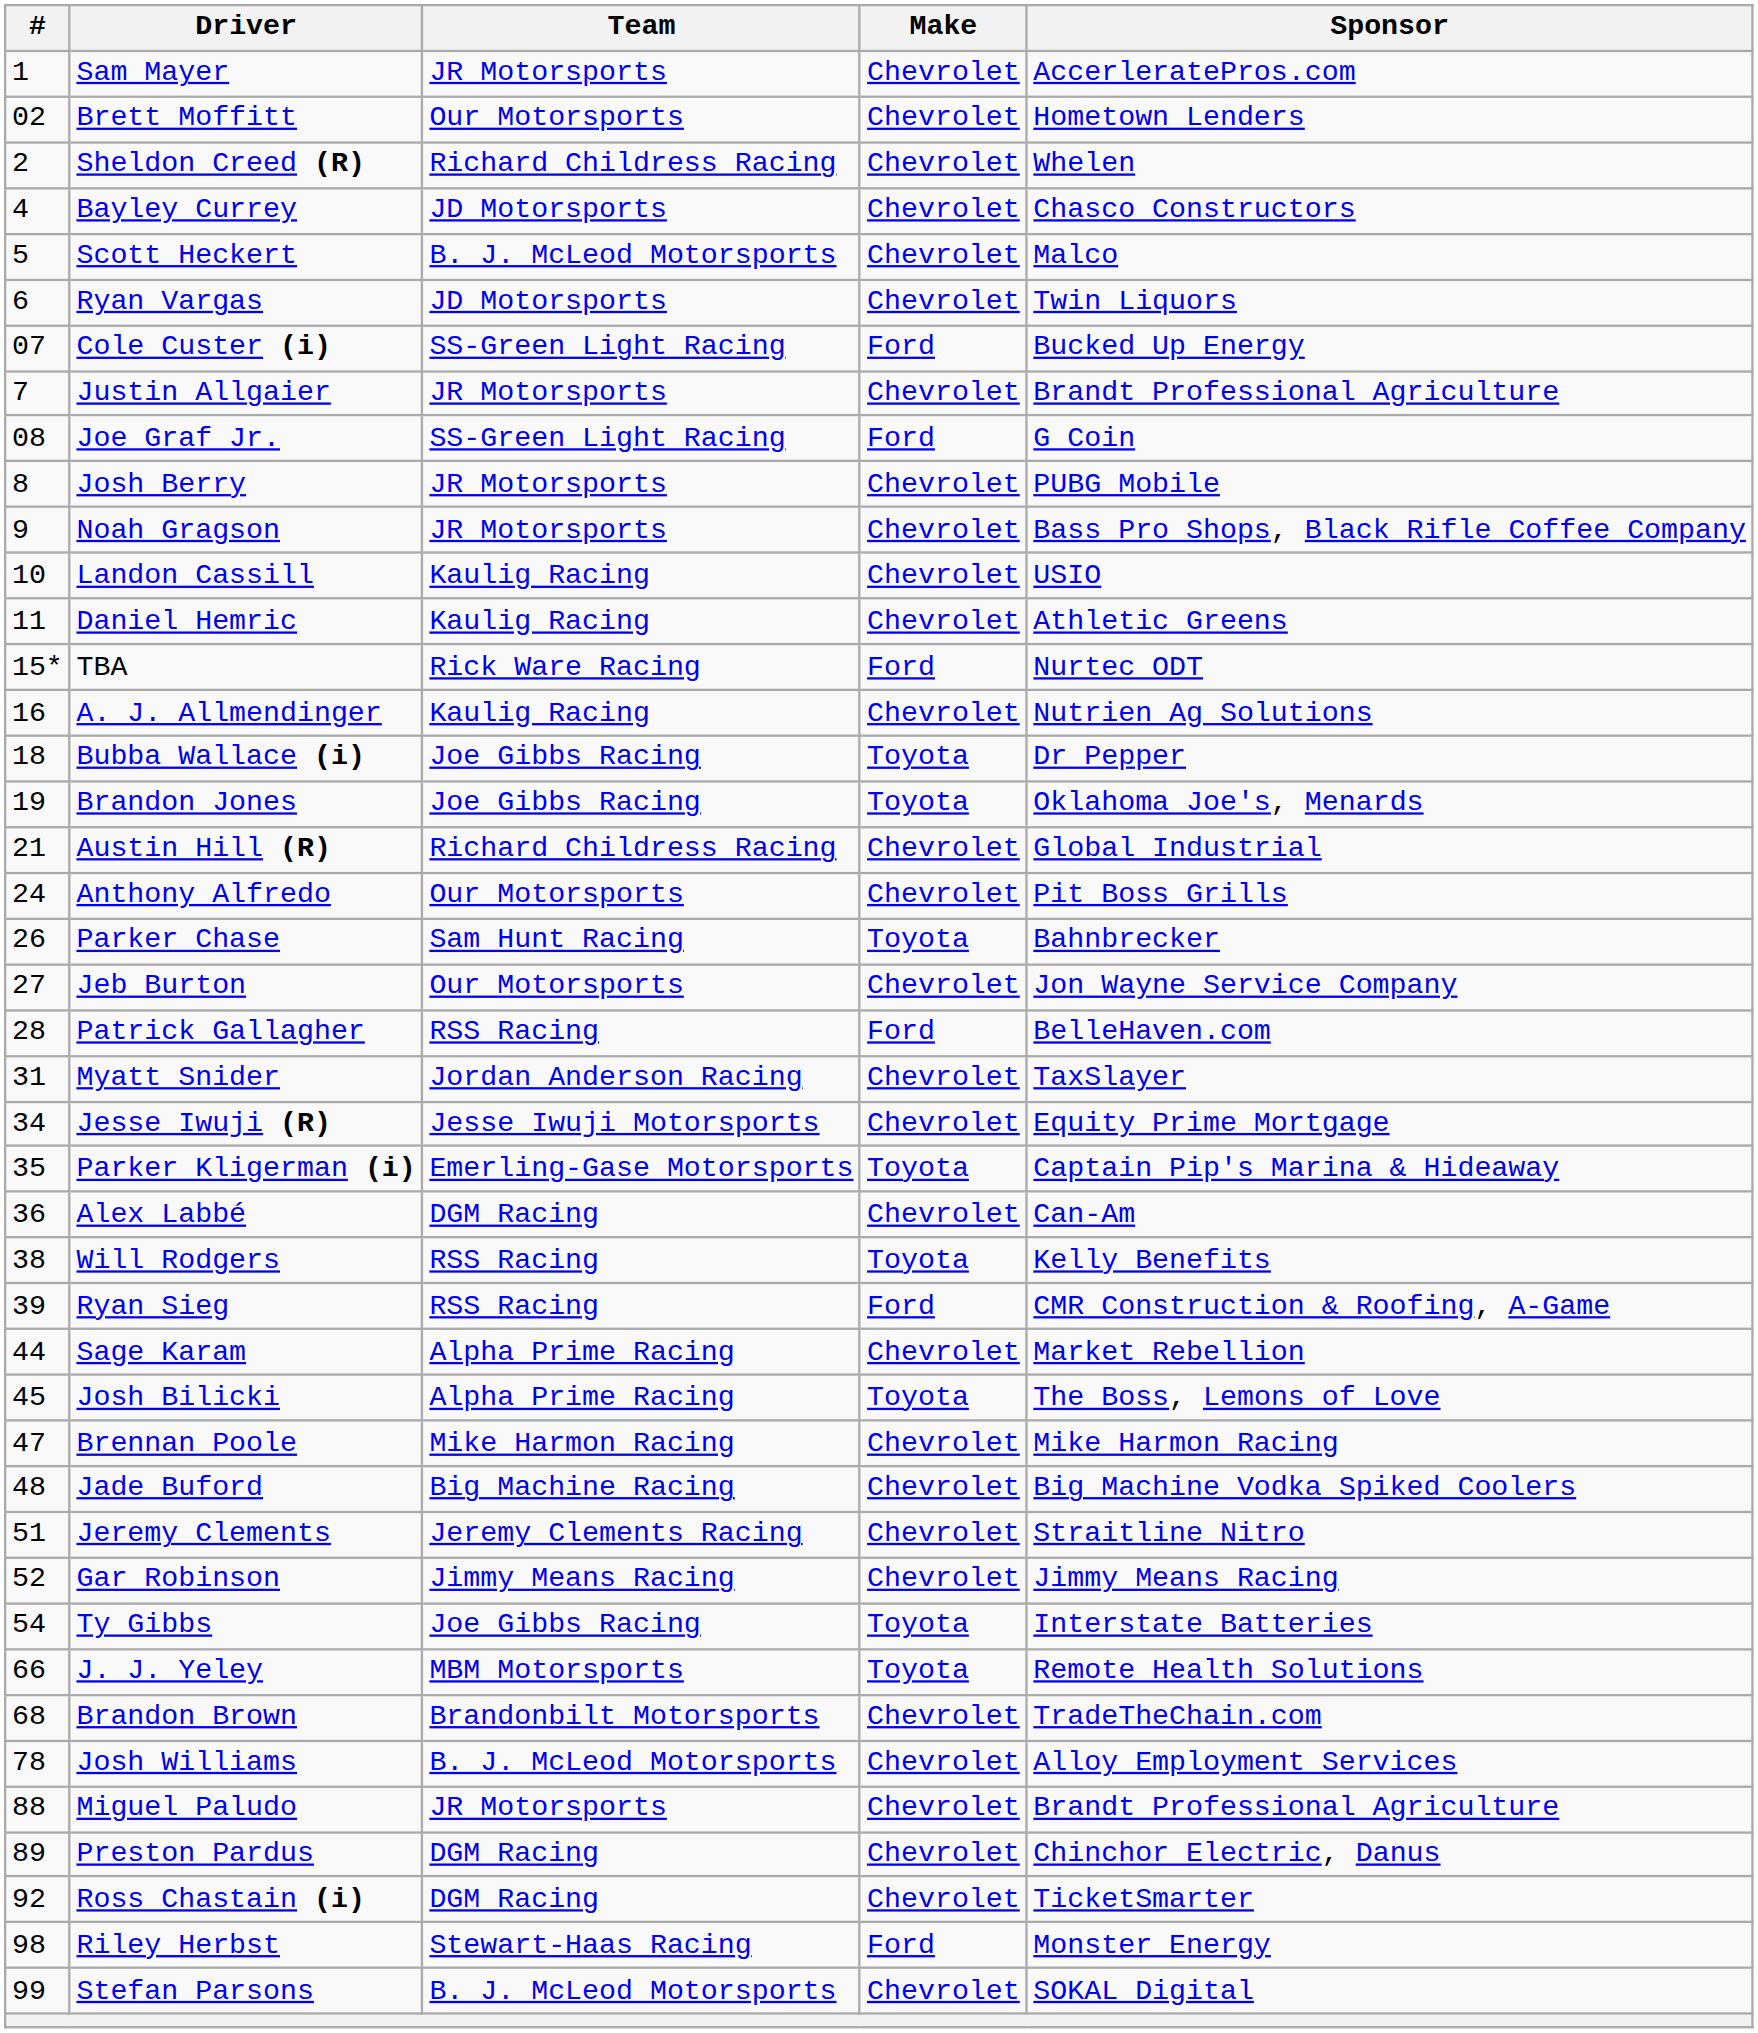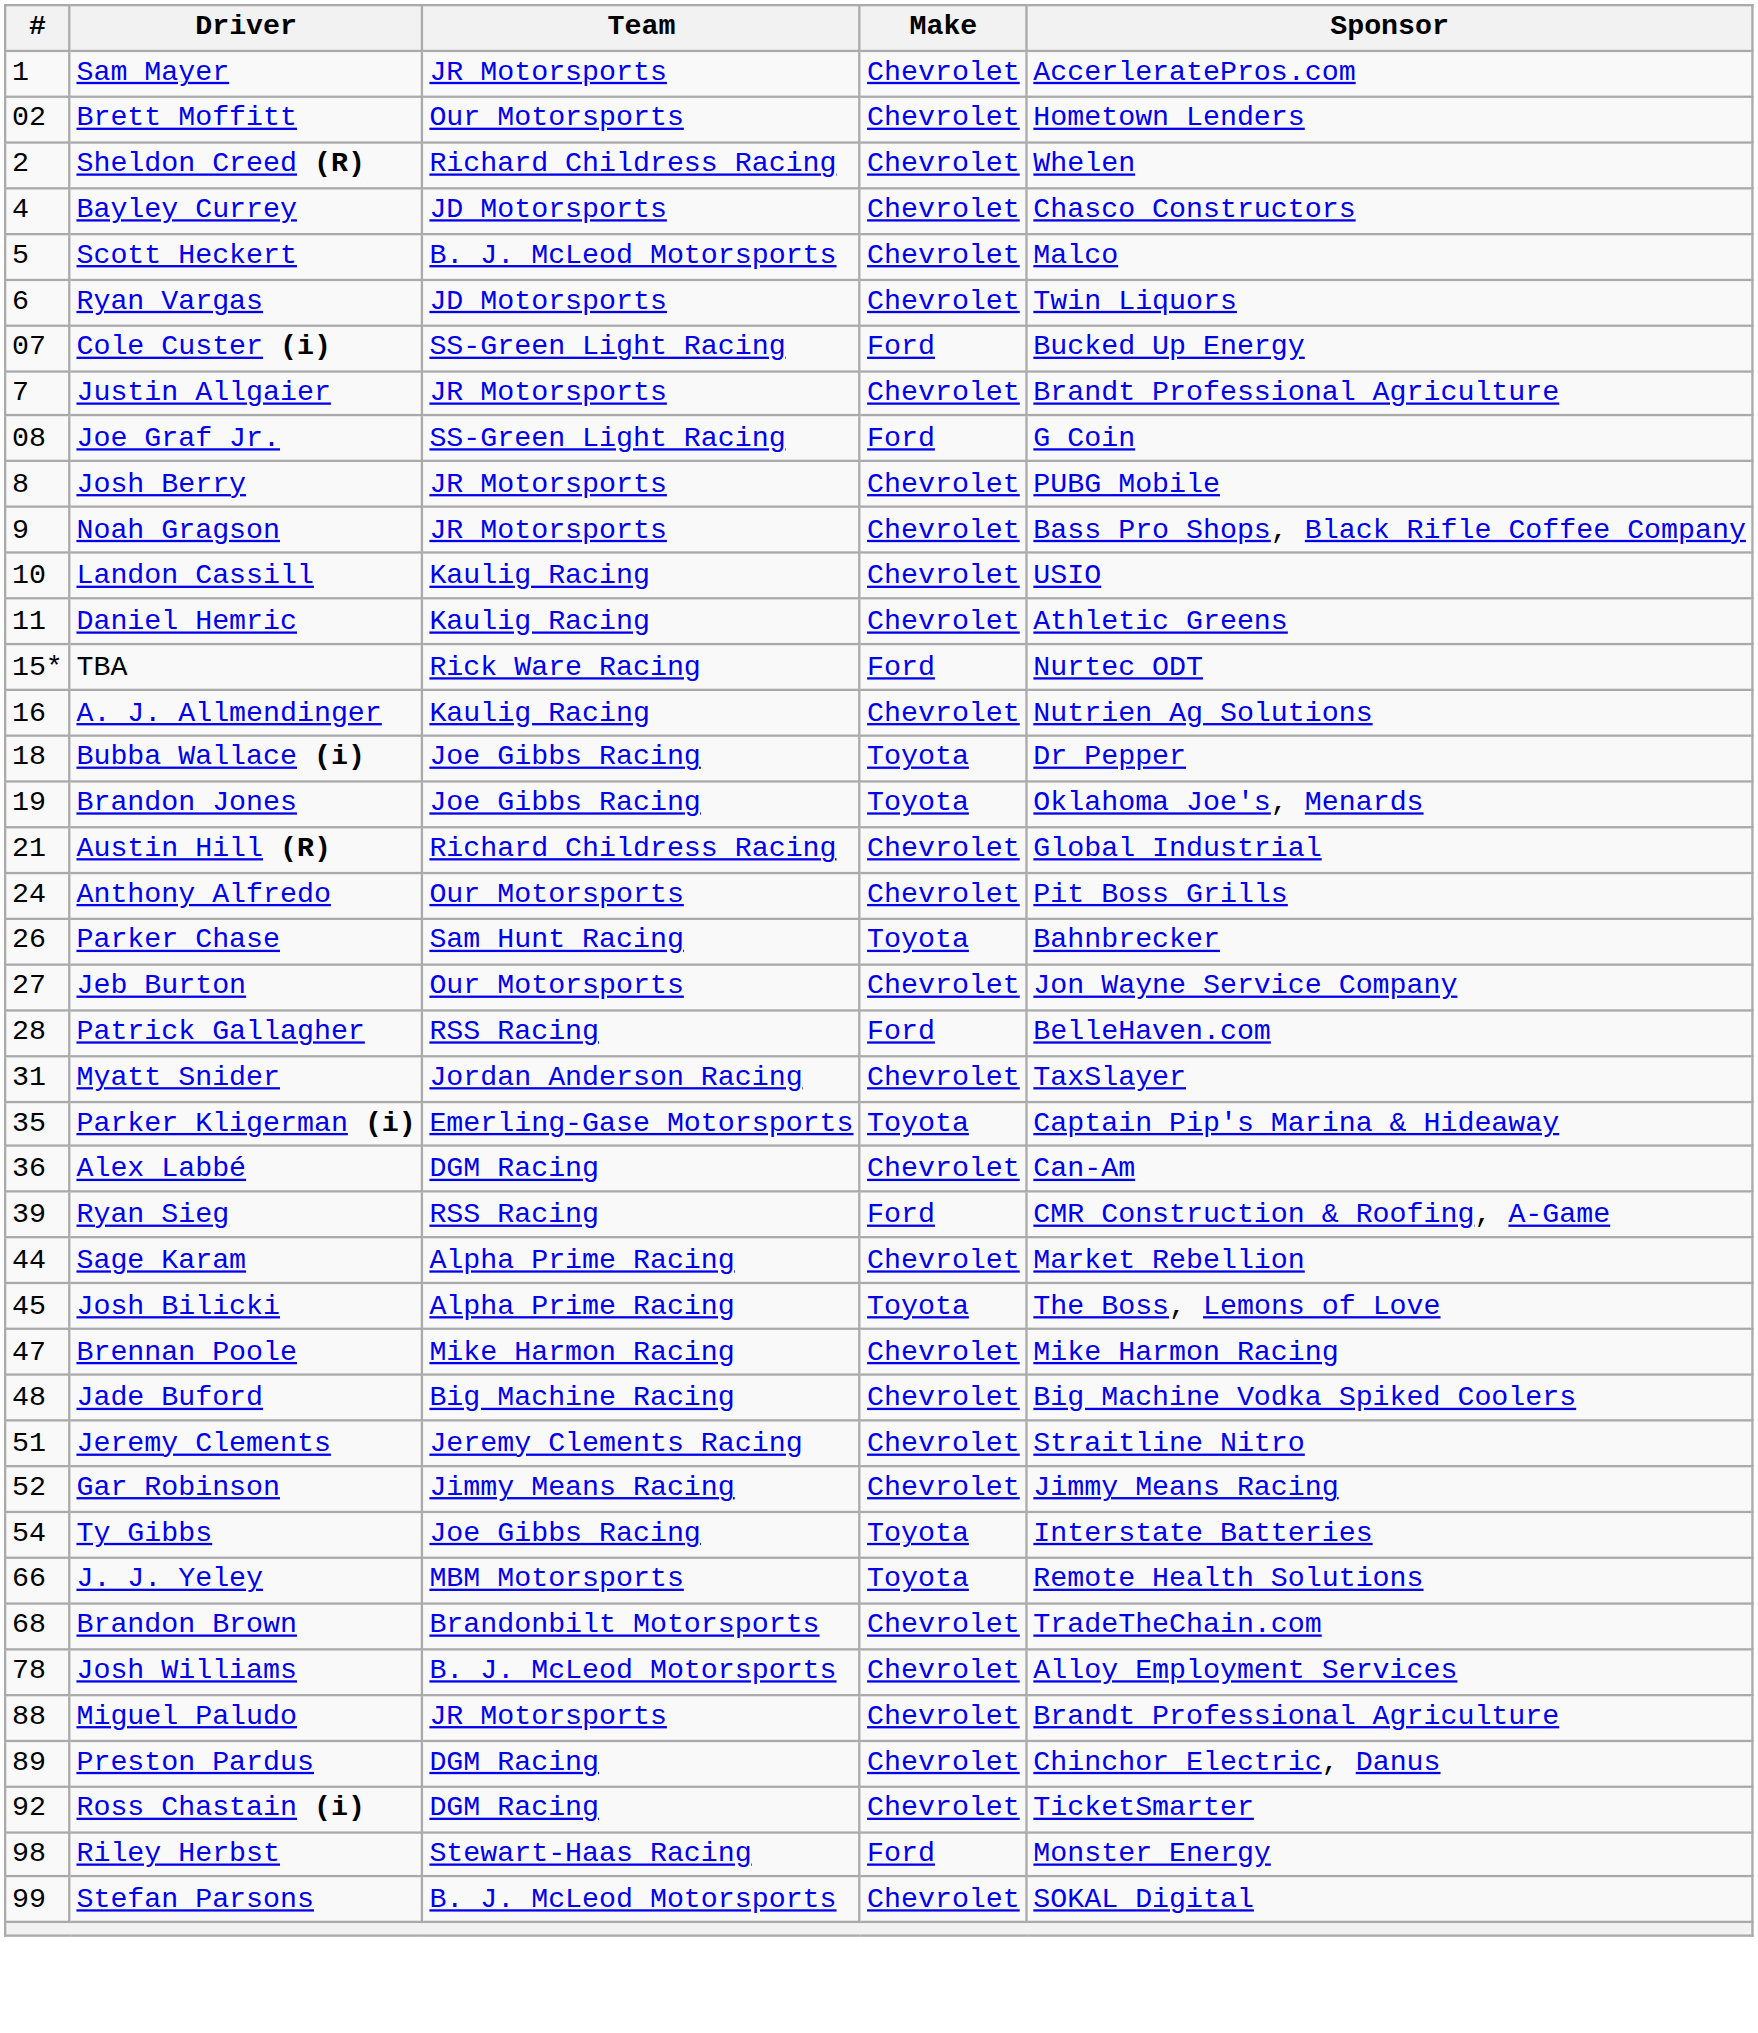- row: (204, 1124)
- row: (178, 1261)
